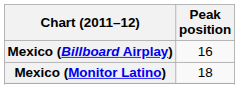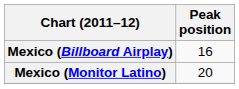(205, 72) 18 -> (205, 72) 20
